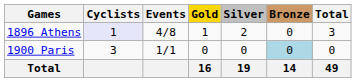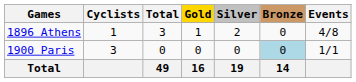columns swapped: (166, 14) <-> (332, 14)
(113, 32) lavender background -> (113, 32) no background
